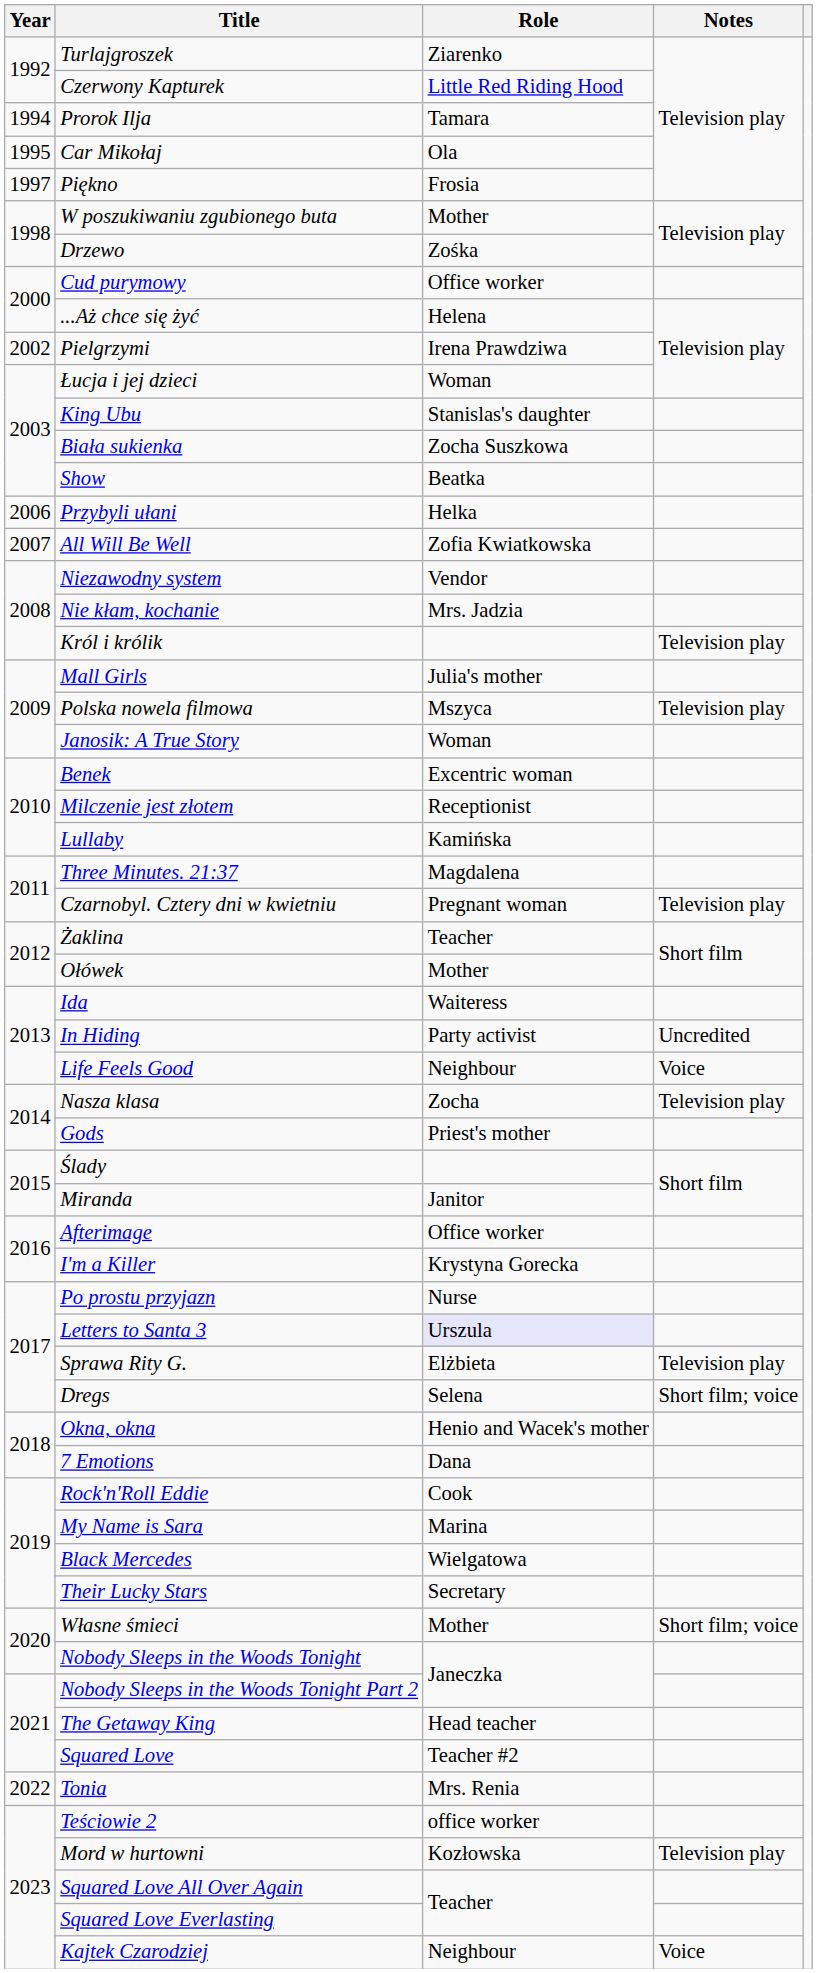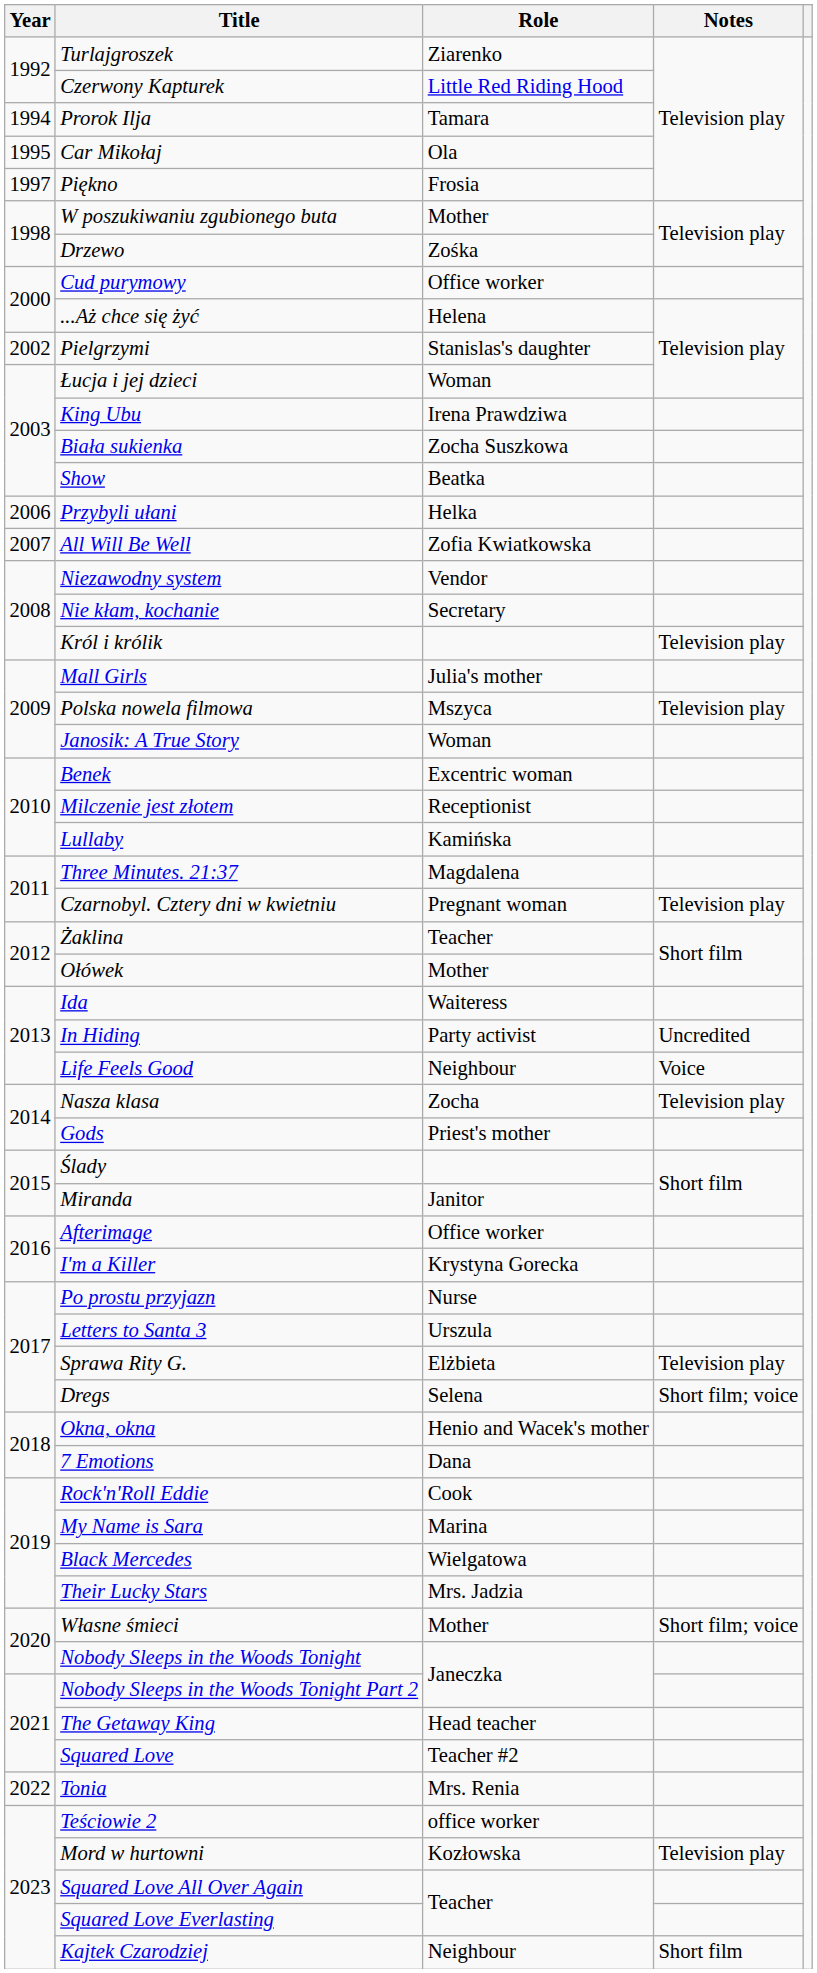(497, 348) Irena Prawdziwa -> (509, 348) Stanislas's daughter
(509, 413) Stanislas's daughter -> (497, 413) Irena Prawdziwa
(475, 610) Mrs. Jadzia -> (467, 610) Secretary
(460, 1330) lavender background -> (460, 1330) no background
(467, 1592) Secretary -> (475, 1592) Mrs. Jadzia
(682, 1952) Voice -> (701, 1952) Short film
